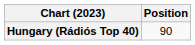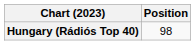(166, 31) 90 -> (166, 31) 98
